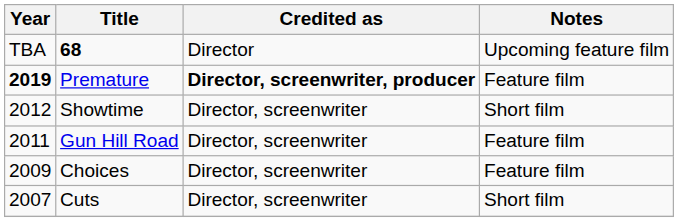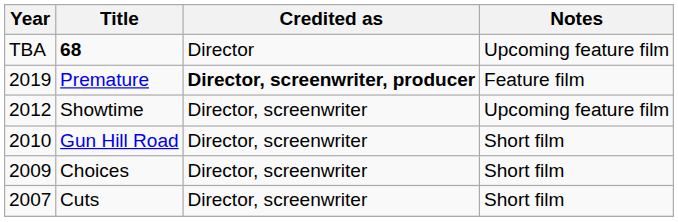(30, 79) bold -> (30, 79) normal
(524, 110) Short film -> (577, 110) Upcoming feature film
(29, 140) 2011 -> (30, 140) 2010
(534, 140) Feature film -> (524, 140) Short film
(534, 170) Feature film -> (524, 170) Short film
